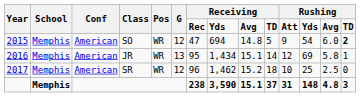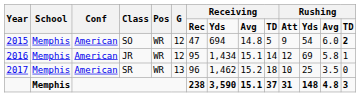(179, 56) 13 -> (179, 56) 12
(179, 70) 12 -> (179, 70) 13
(330, 70) 2.5 -> (330, 70) 3.5
